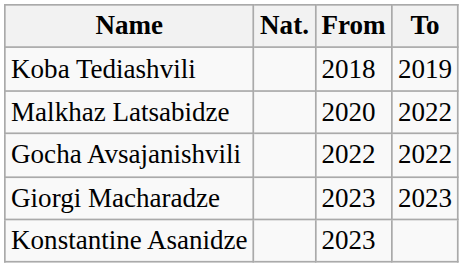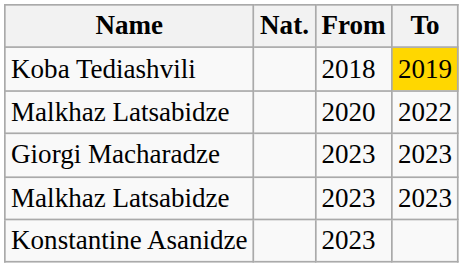(425, 68) no background -> (425, 68) gold background
- row: (126, 154)
+ row: (120, 197)
